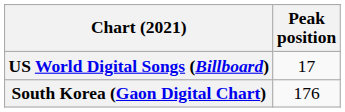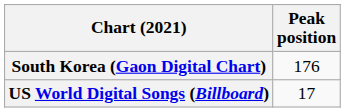rows swapped: (139, 93) <-> (139, 65)
